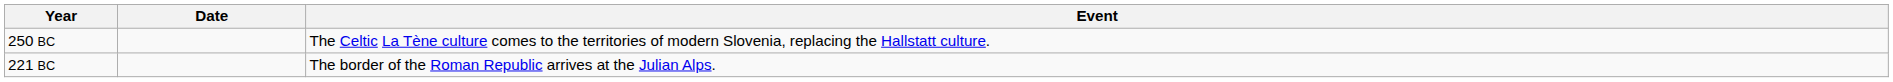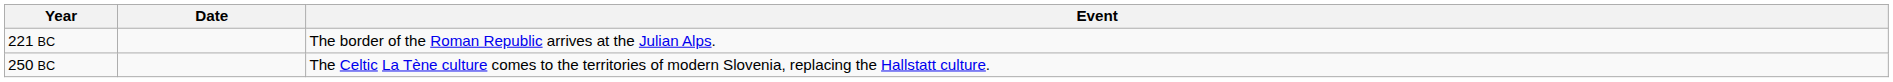rows swapped: (32, 40) <-> (32, 64)
